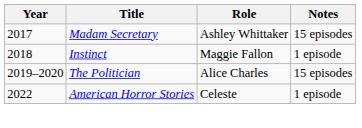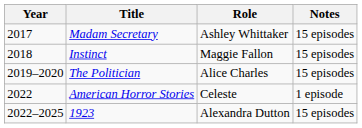(318, 53) 1 episode -> (325, 53) 15 episodes
+ row: (82, 113)
